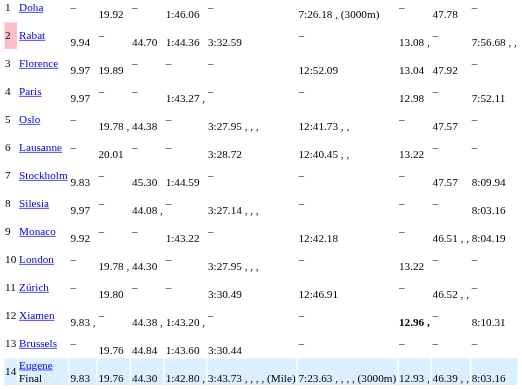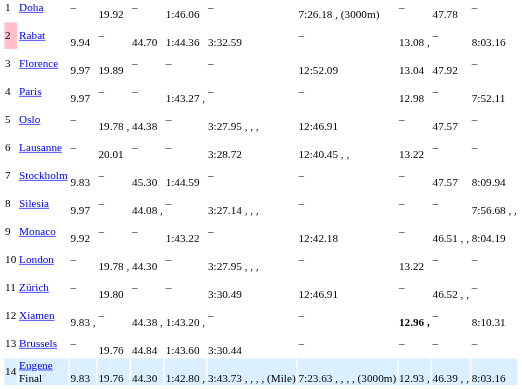(494, 42) 7:56.68 , , -> (489, 42) 8:03.16
(324, 126) 12:41.73 , , -> (318, 126) 12:46.91
(489, 210) 8:03.16 -> (494, 210) 7:56.68 , ,
